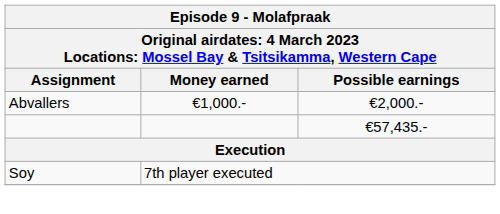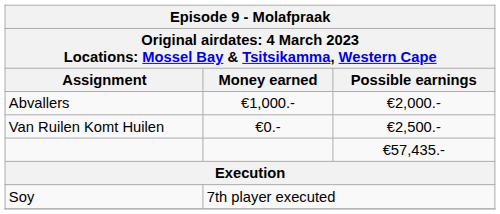+ row: (87, 127)
